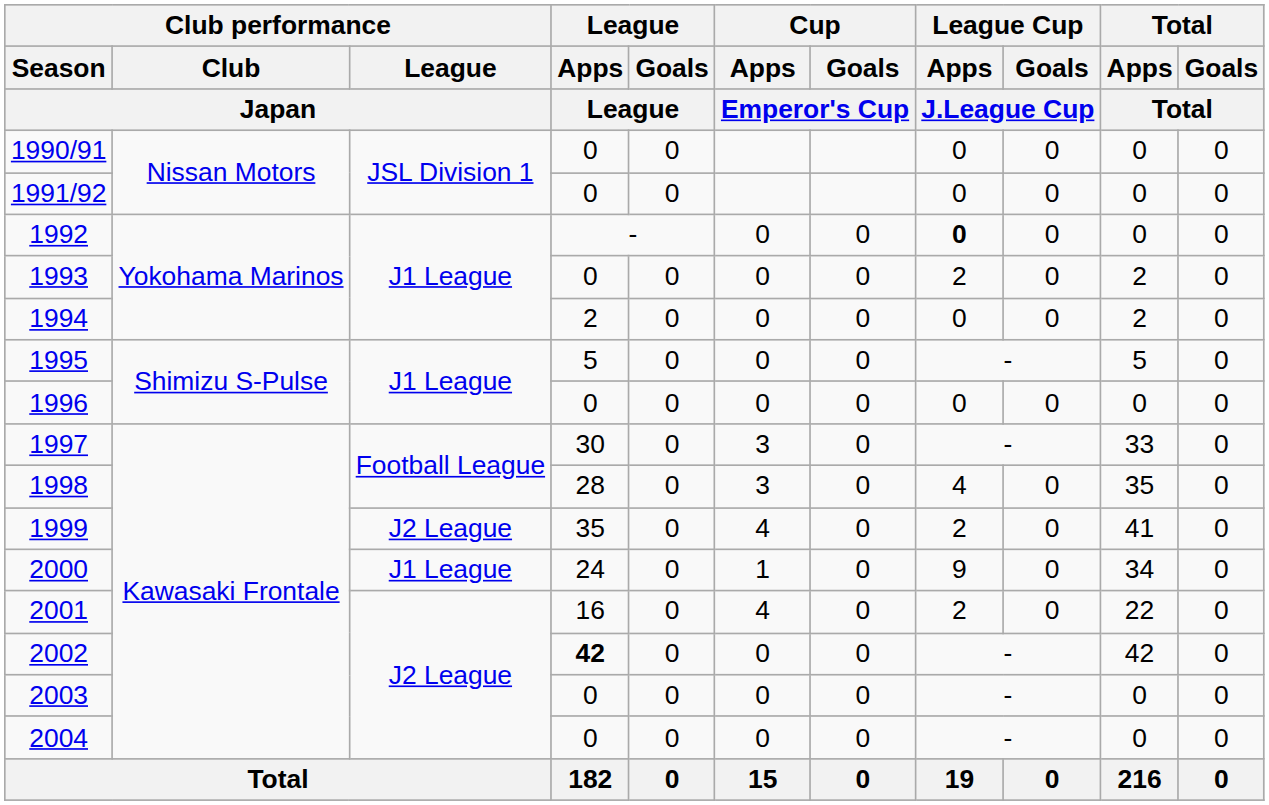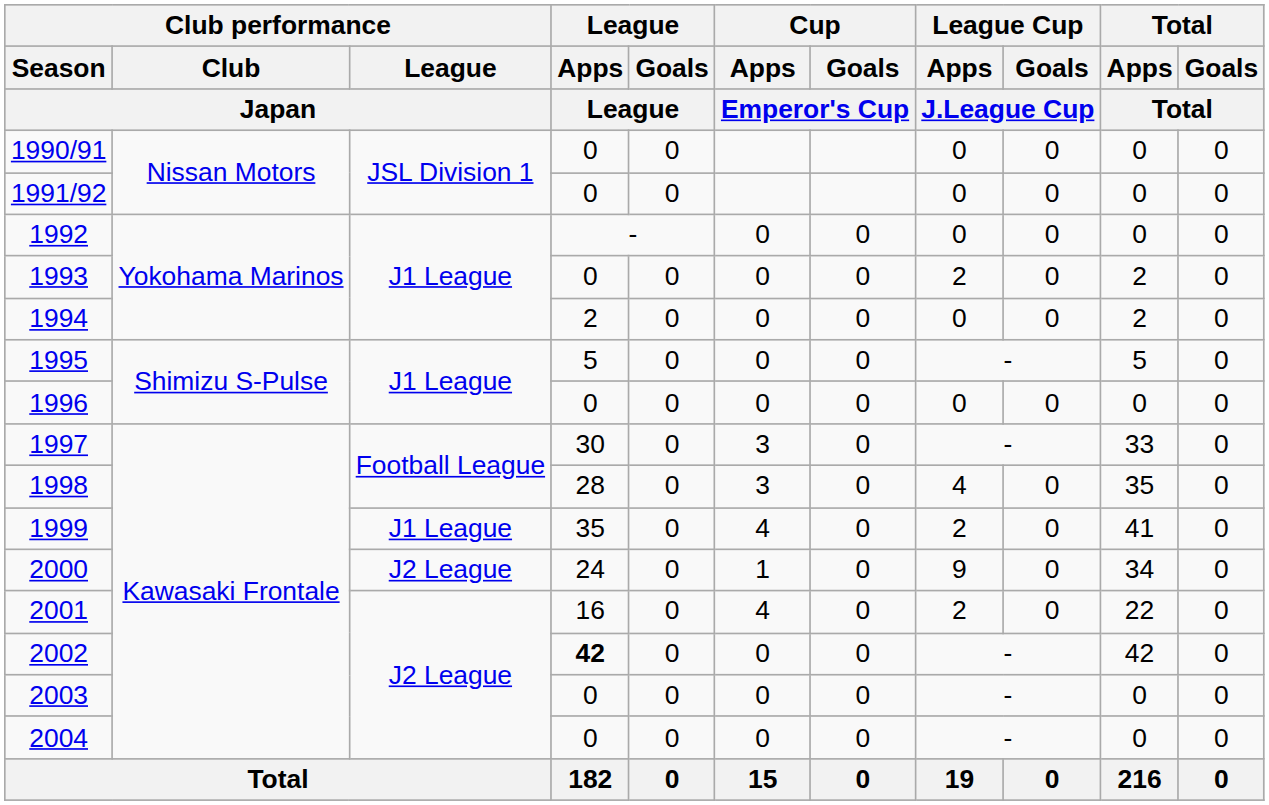(959, 234) bold -> (959, 234) normal
(450, 527) J2 League -> (450, 527) J1 League
(450, 569) J1 League -> (450, 569) J2 League
